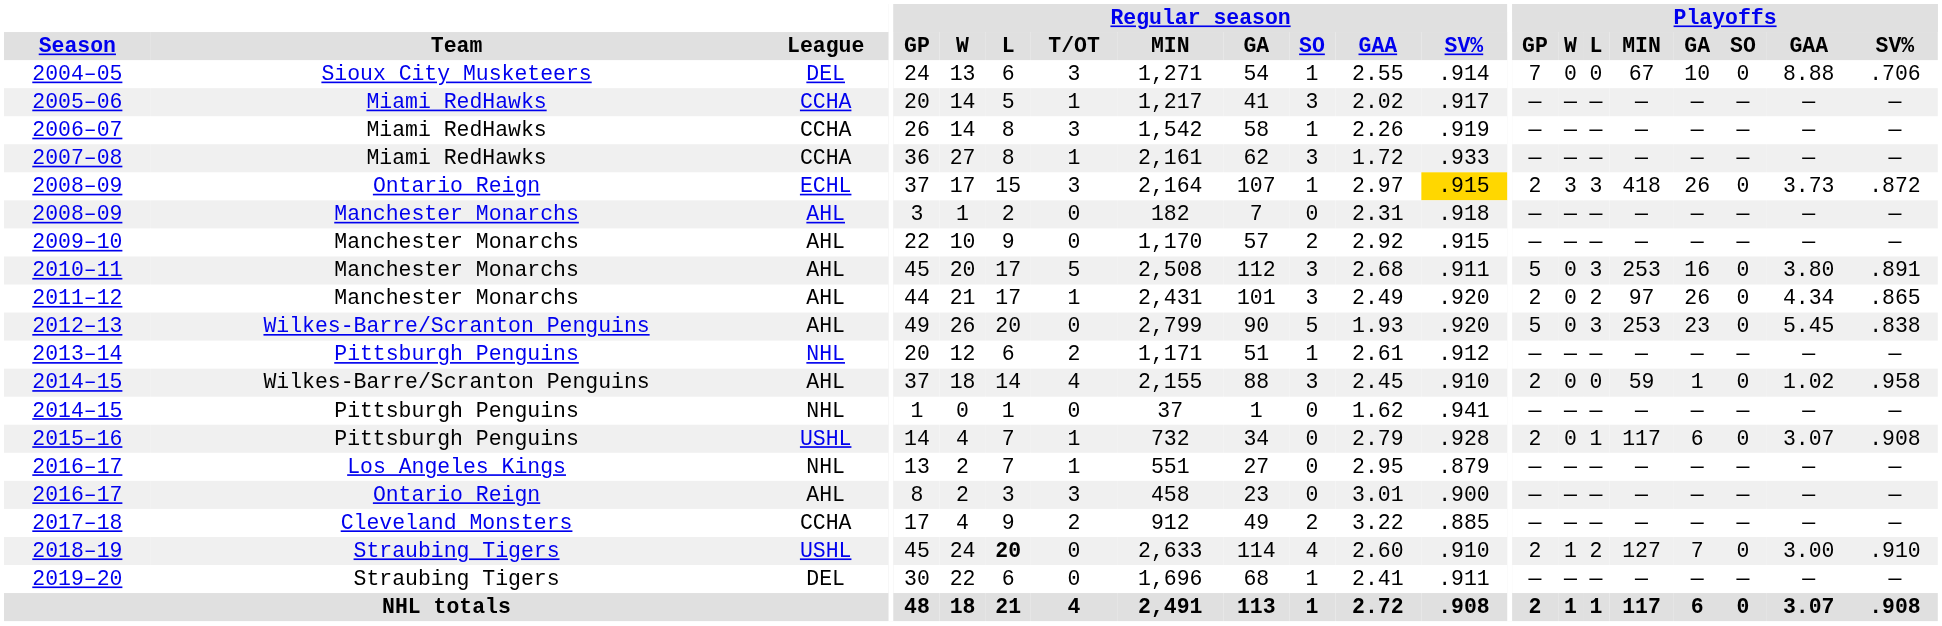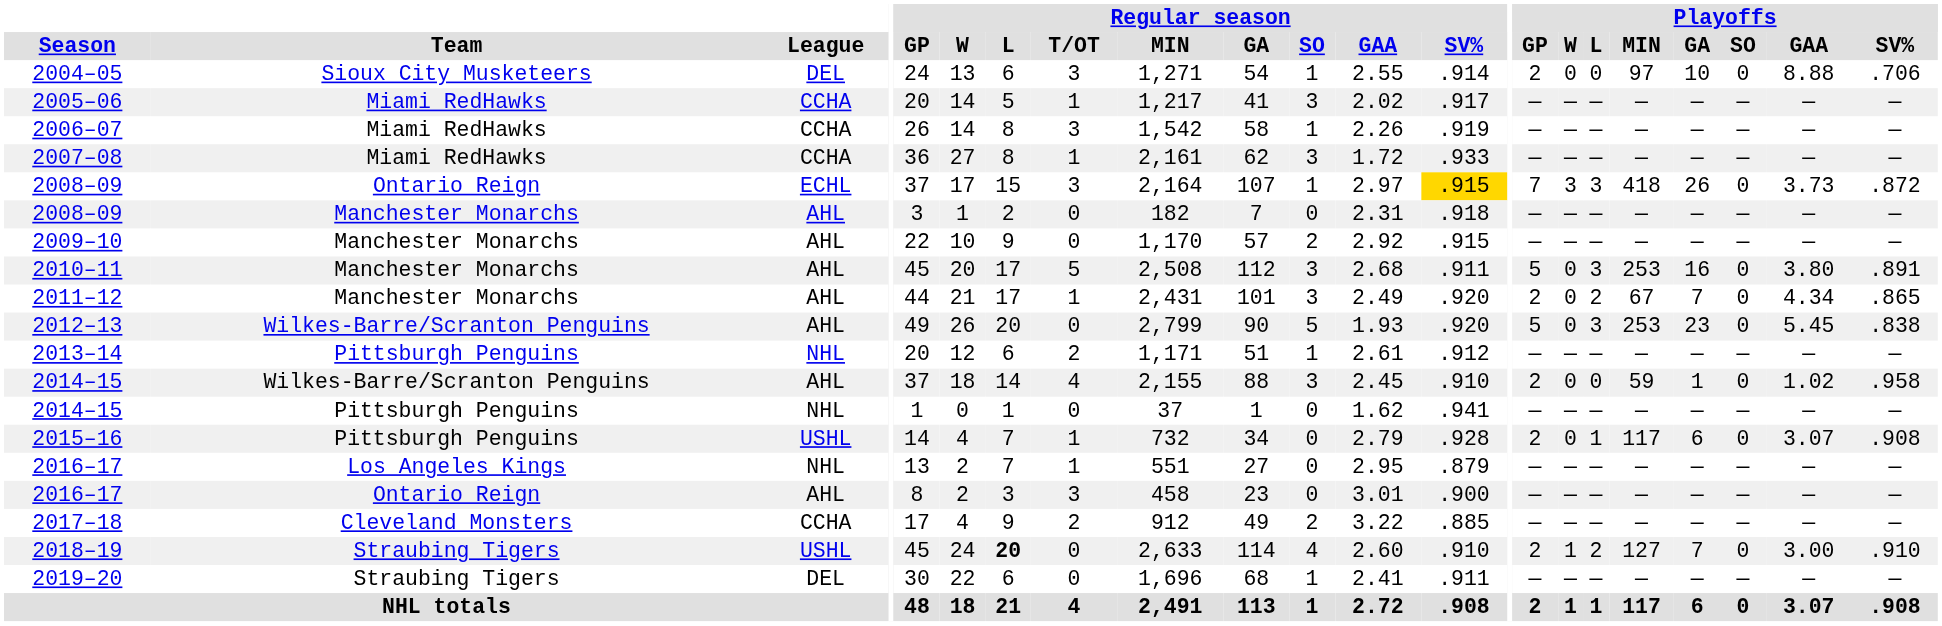(1535, 74) 7 -> (1535, 74) 2
(1642, 74) 67 -> (1642, 74) 97
(1535, 186) 2 -> (1535, 186) 7
(1642, 299) 97 -> (1642, 299) 67
(1697, 299) 26 -> (1697, 299) 7
